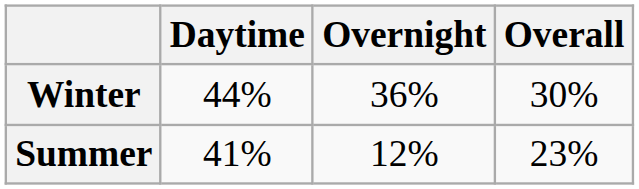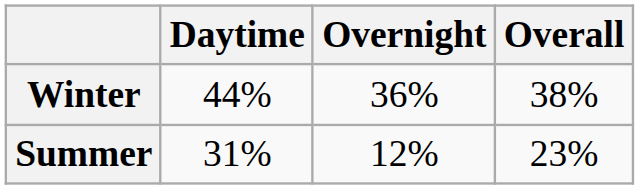(564, 94) 30% -> (564, 94) 38%
(237, 153) 41% -> (237, 153) 31%
